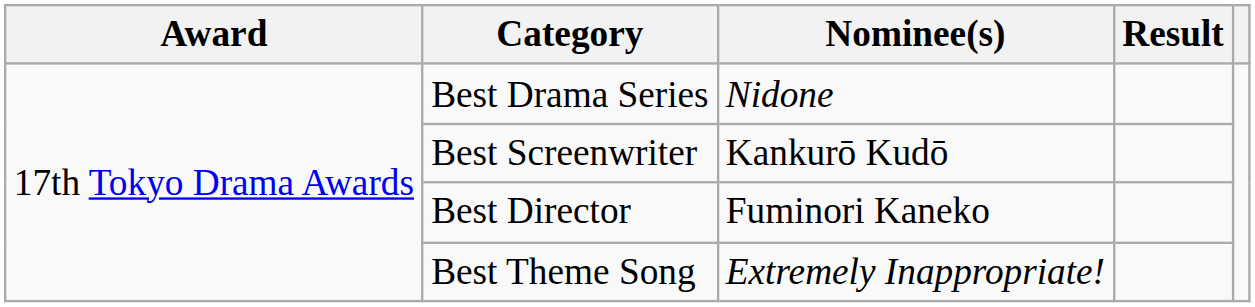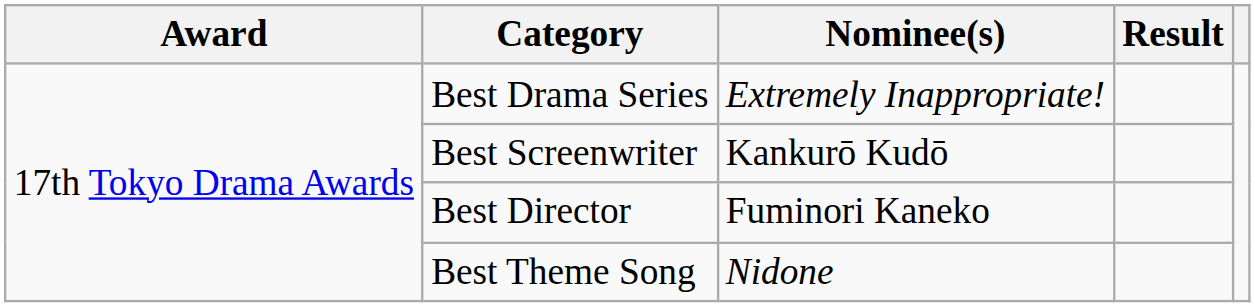(780, 93) Nidone -> (915, 93) Extremely Inappropriate!
(915, 270) Extremely Inappropriate! -> (780, 270) Nidone
